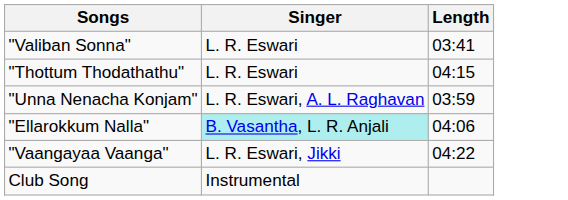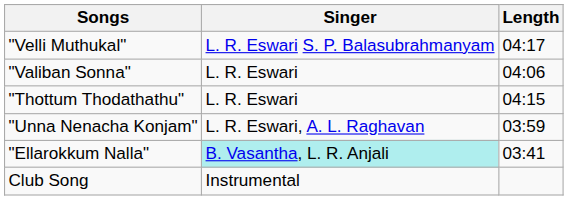+ row: (67, 45)
(454, 45) 03:41 -> (524, 72) 04:06
(454, 126) 04:06 -> (524, 153) 03:41
- row: (88, 153)
